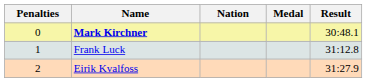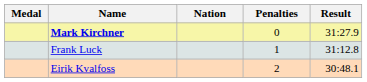columns swapped: (288, 14) <-> (38, 14)
(342, 32) 30:48.1 -> (342, 32) 31:27.9
(342, 68) 31:27.9 -> (342, 68) 30:48.1
